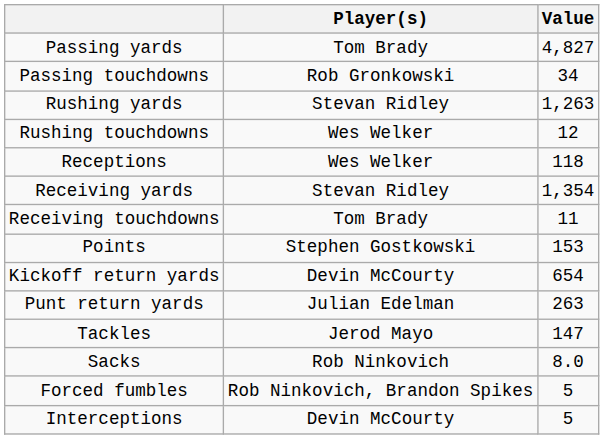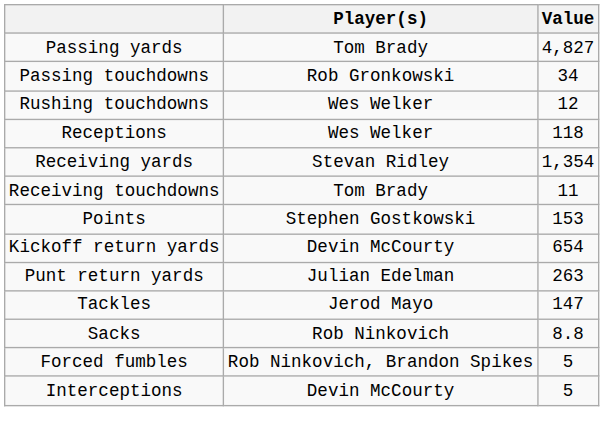- row: (114, 105)
(568, 362) 8.0 -> (568, 334) 8.8
